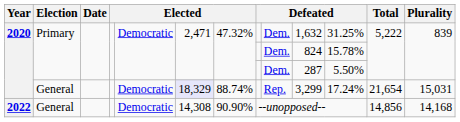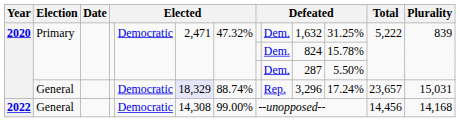(309, 88) 3,299 -> (309, 88) 3,296
(386, 88) 21,654 -> (386, 88) 23,657
(235, 107) 90.90% -> (235, 107) 99.00%
(386, 107) 14,856 -> (386, 107) 14,456
